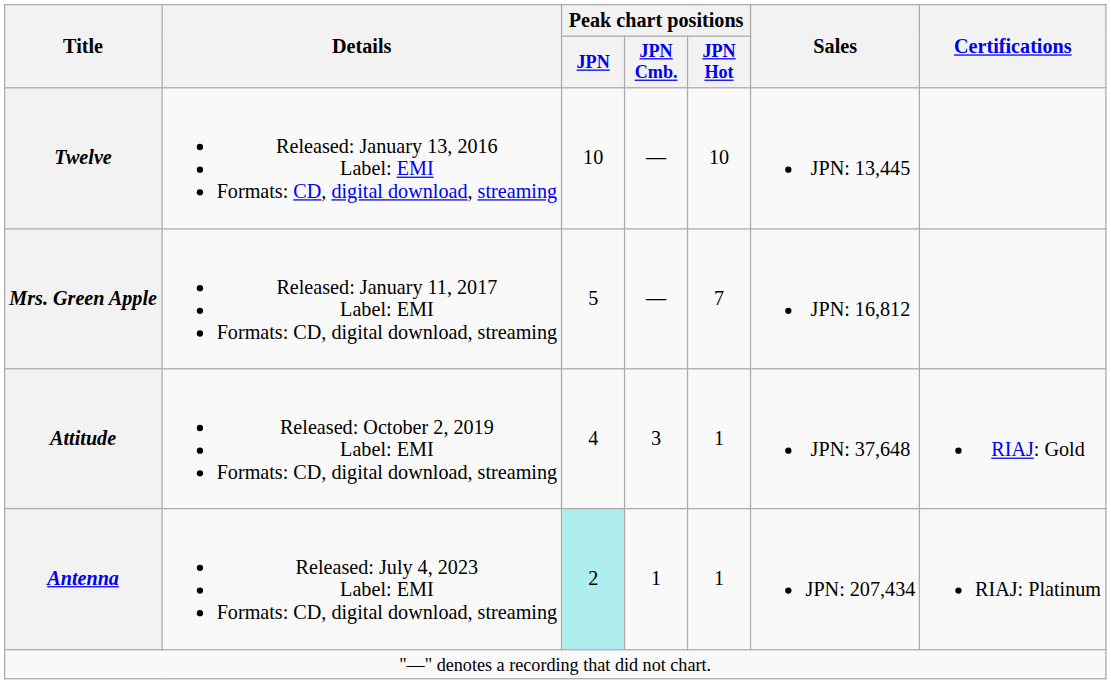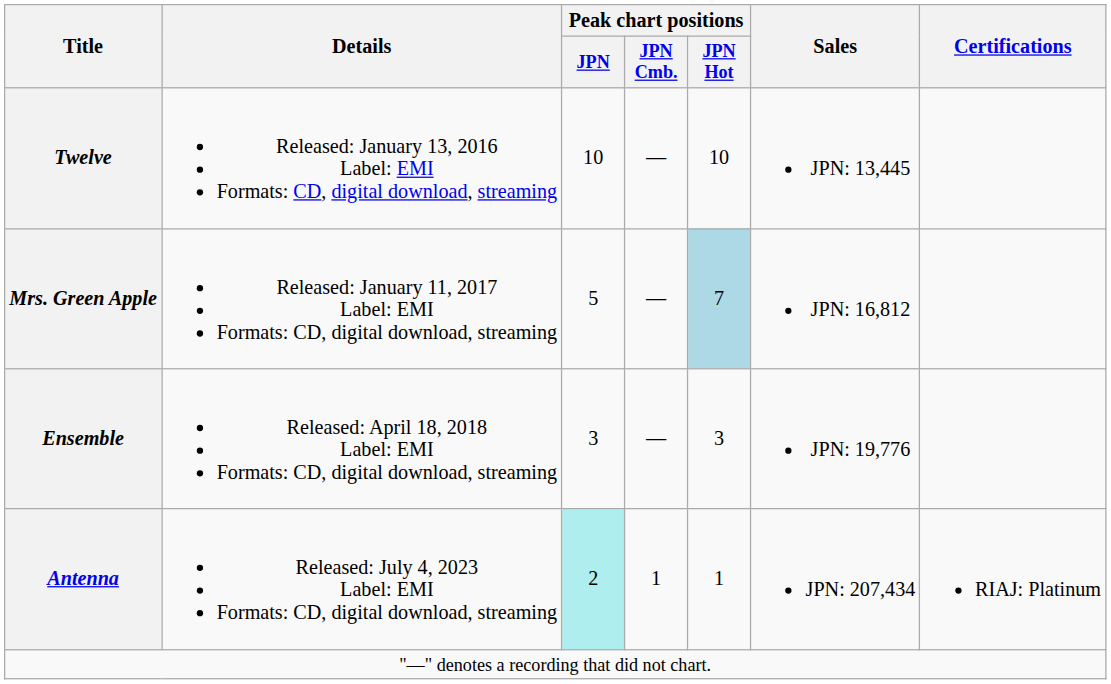(719, 298) no background -> (719, 298) lightblue background
+ row: (83, 438)
- row: (83, 438)
